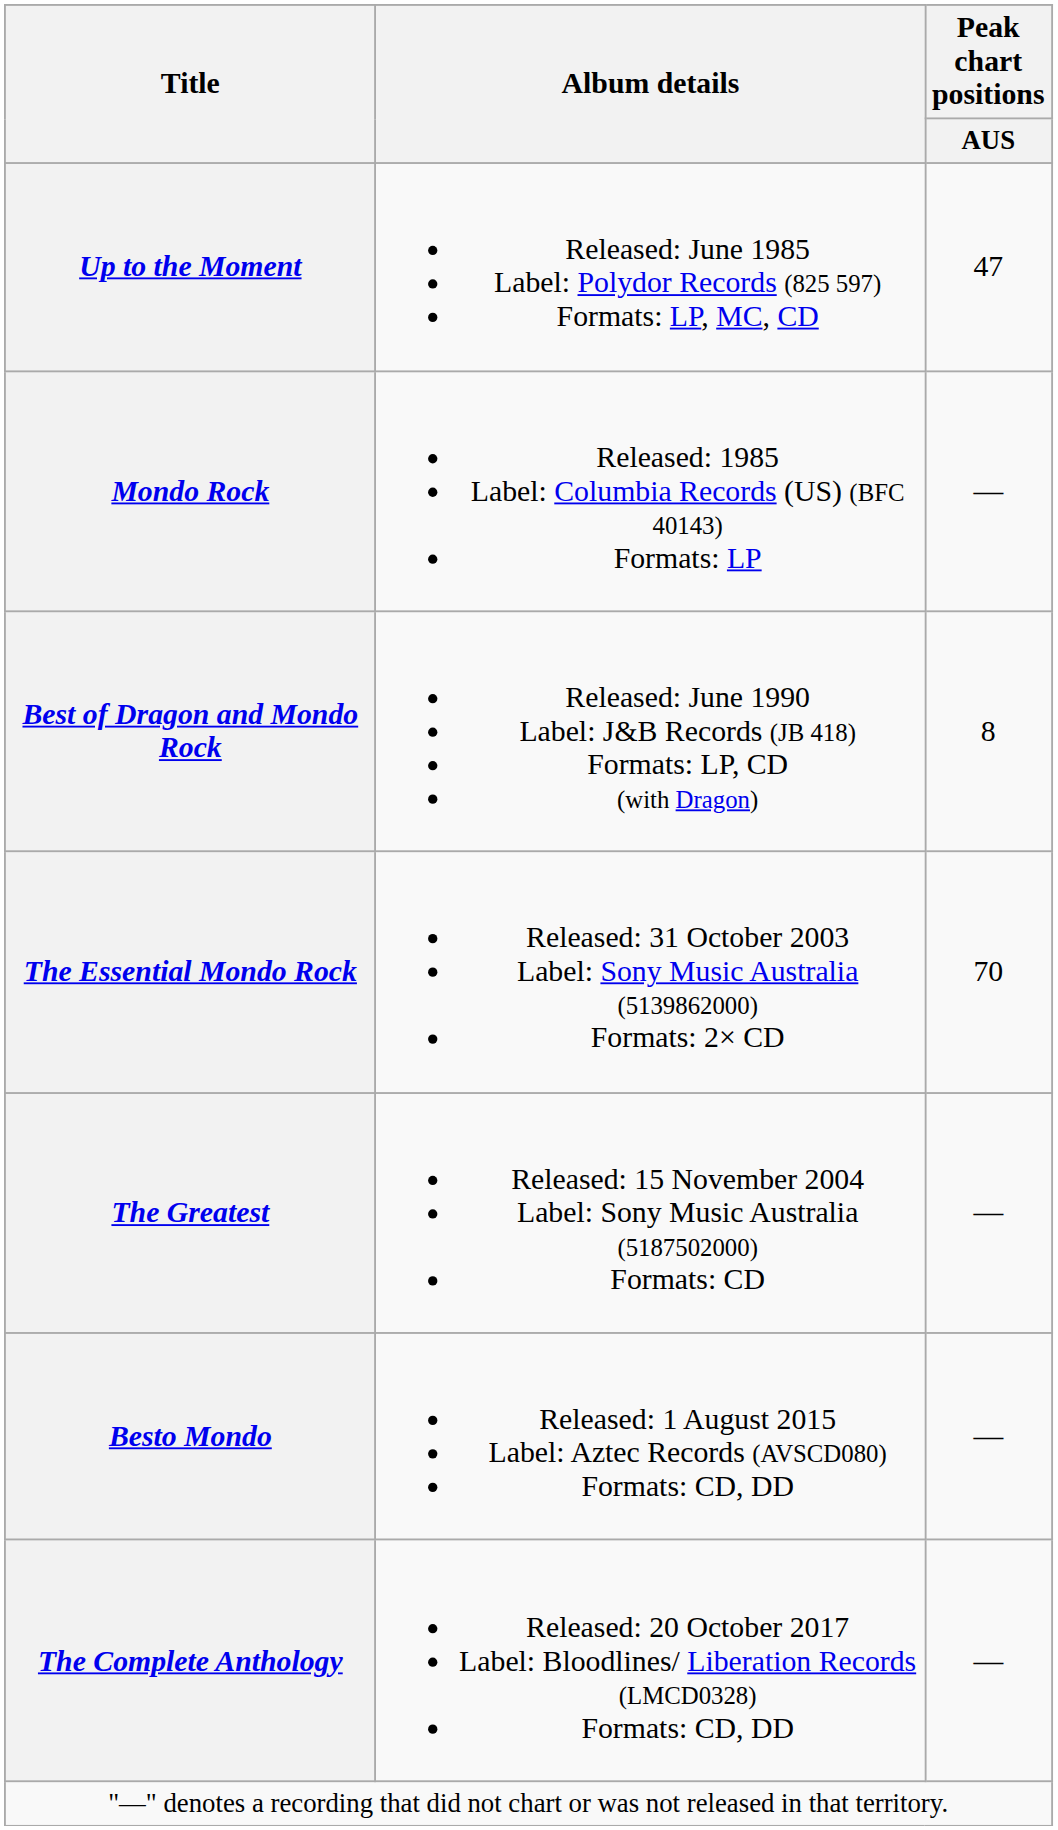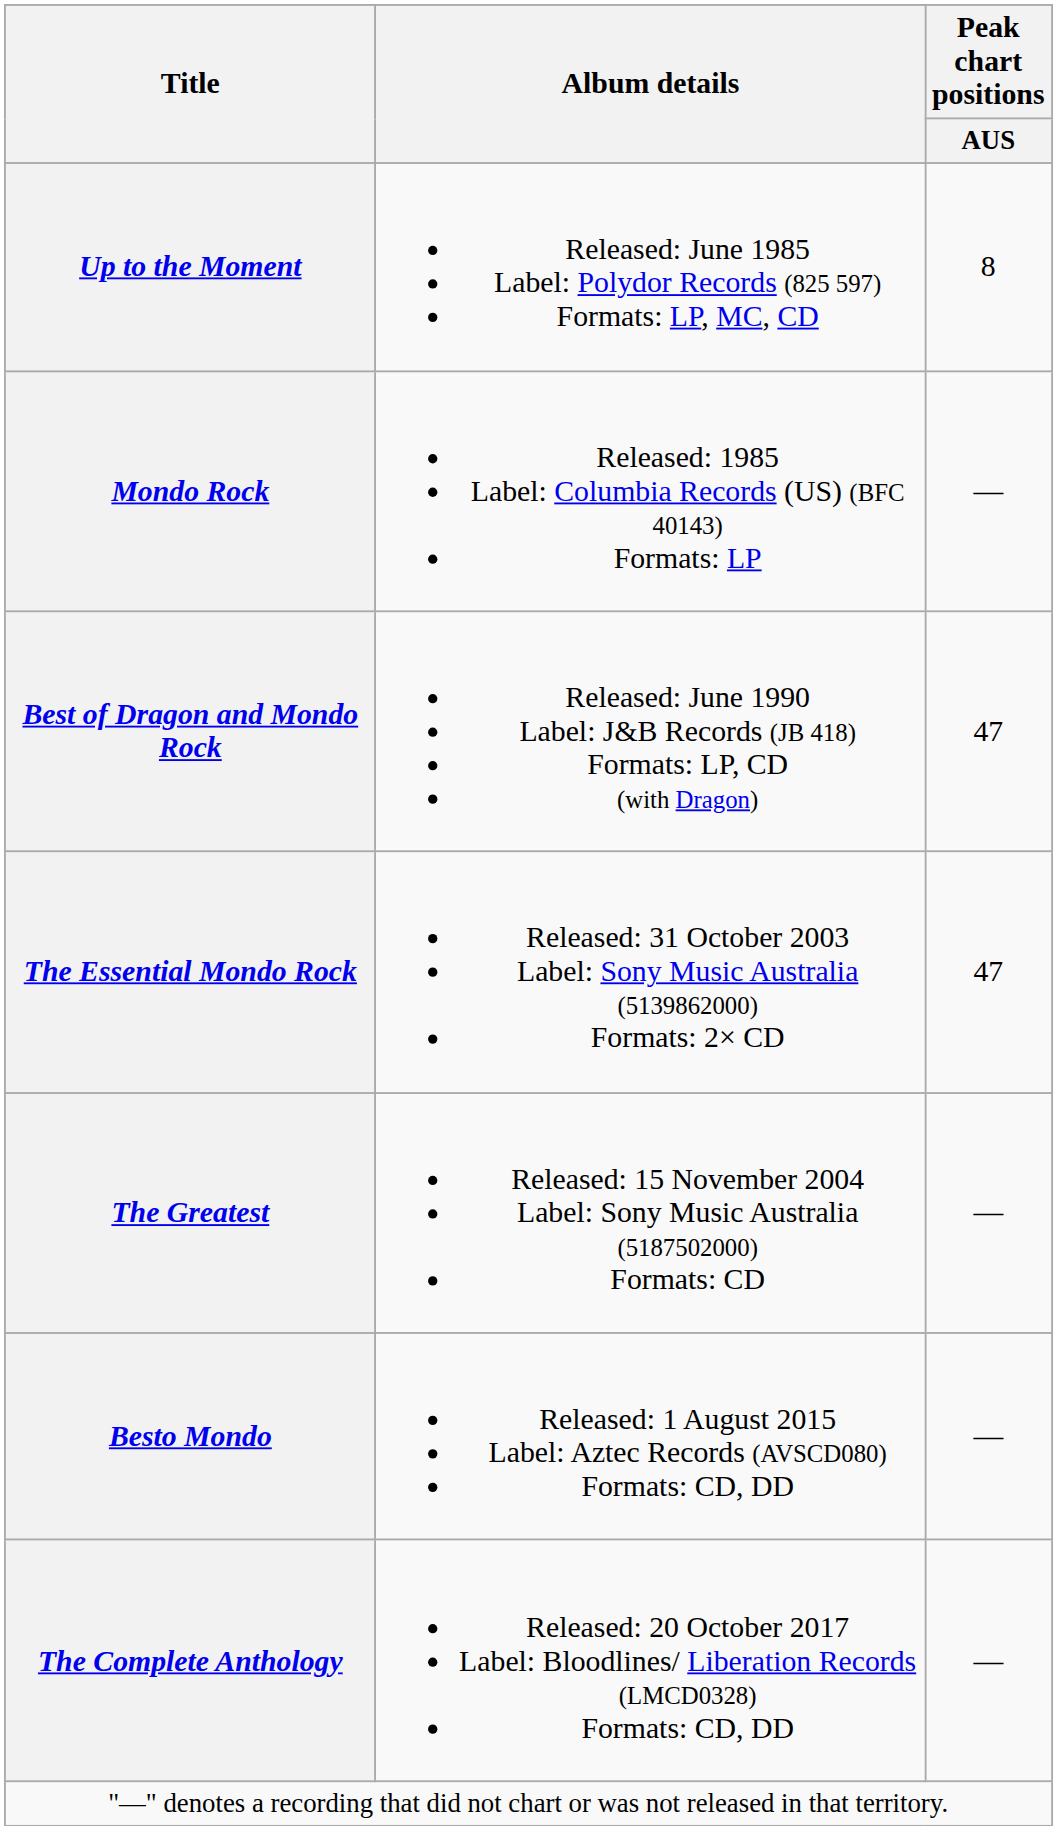(988, 266) 47 -> (988, 266) 8
(988, 730) 8 -> (988, 730) 47
(988, 971) 70 -> (988, 971) 47
